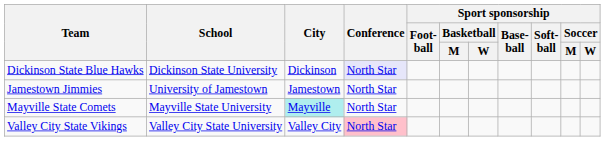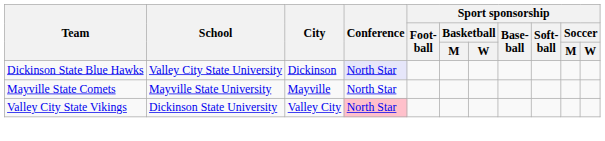(213, 70) Dickinson State University -> (216, 70) Valley City State University
- row: (55, 88)
(309, 107) paleturquoise background -> (309, 88) no background
(216, 126) Valley City State University -> (213, 107) Dickinson State University
